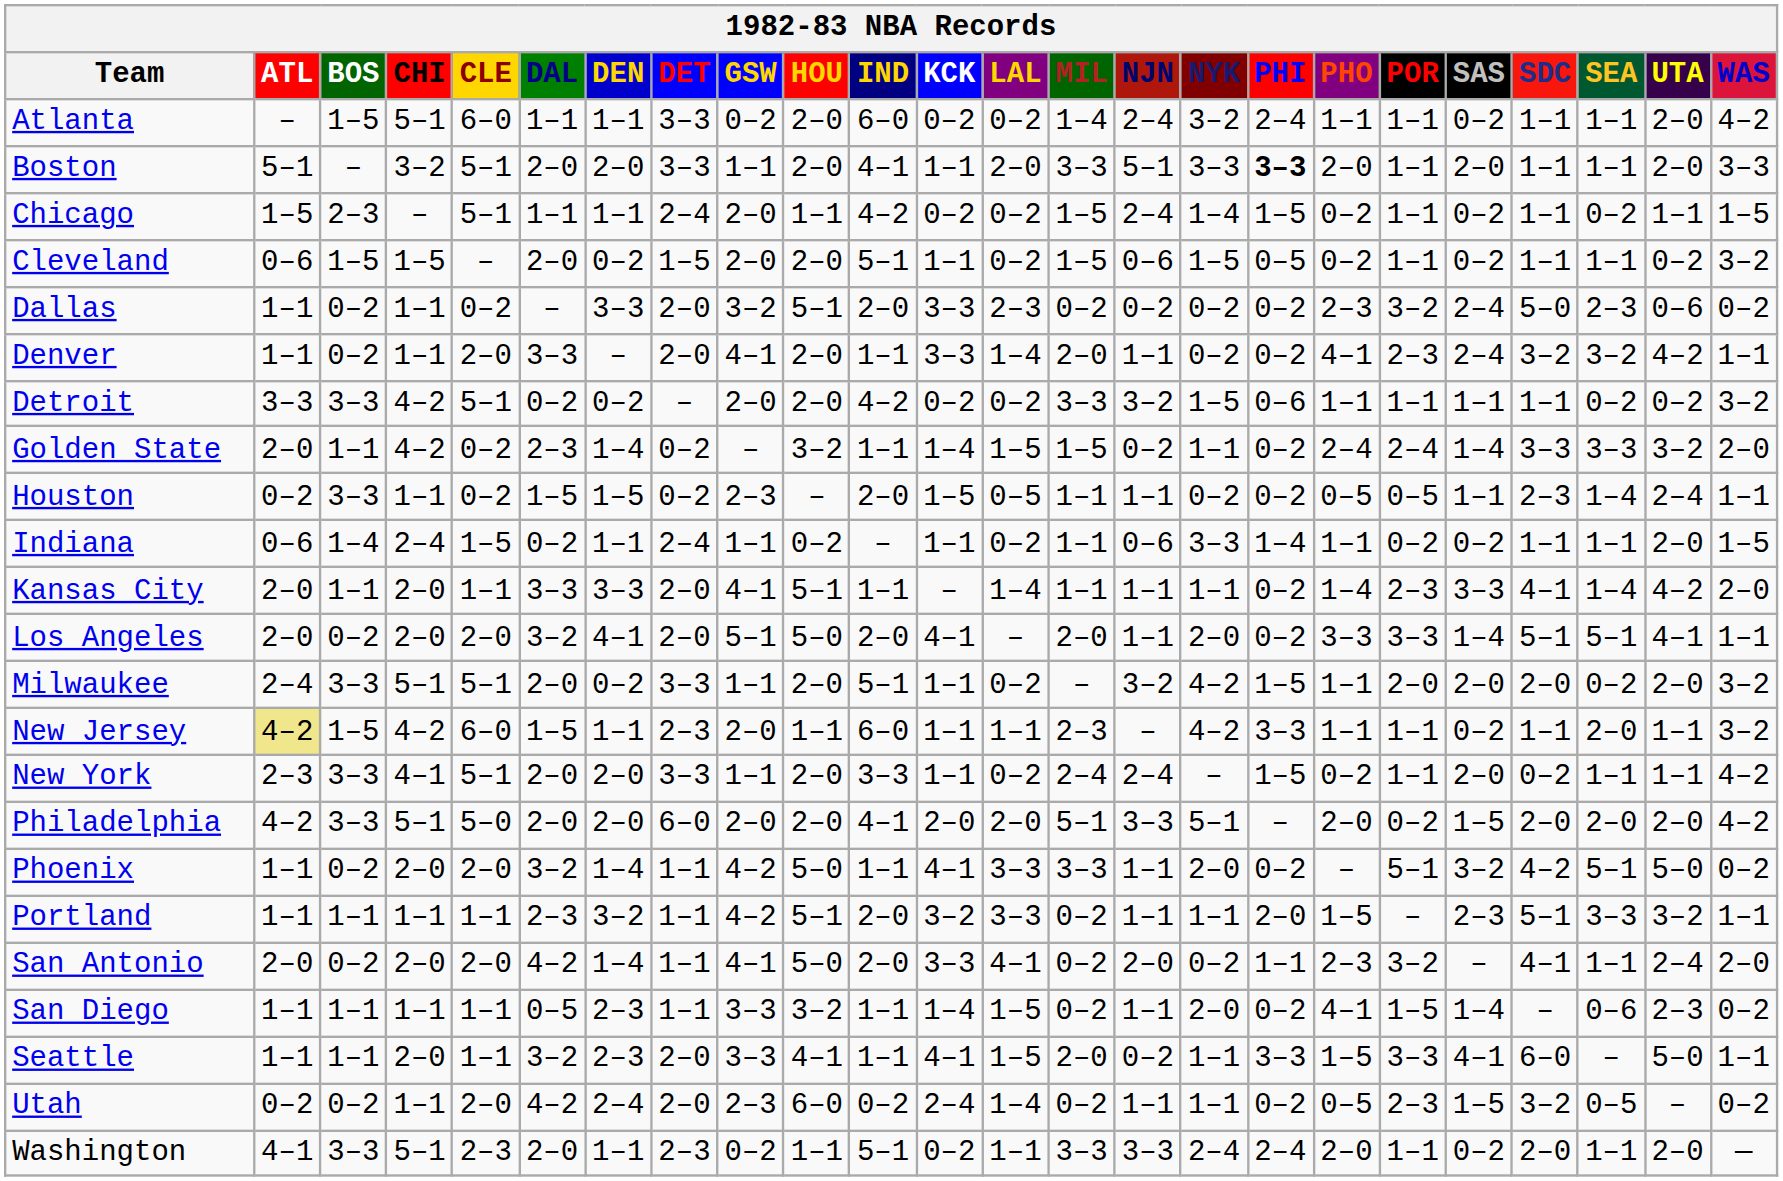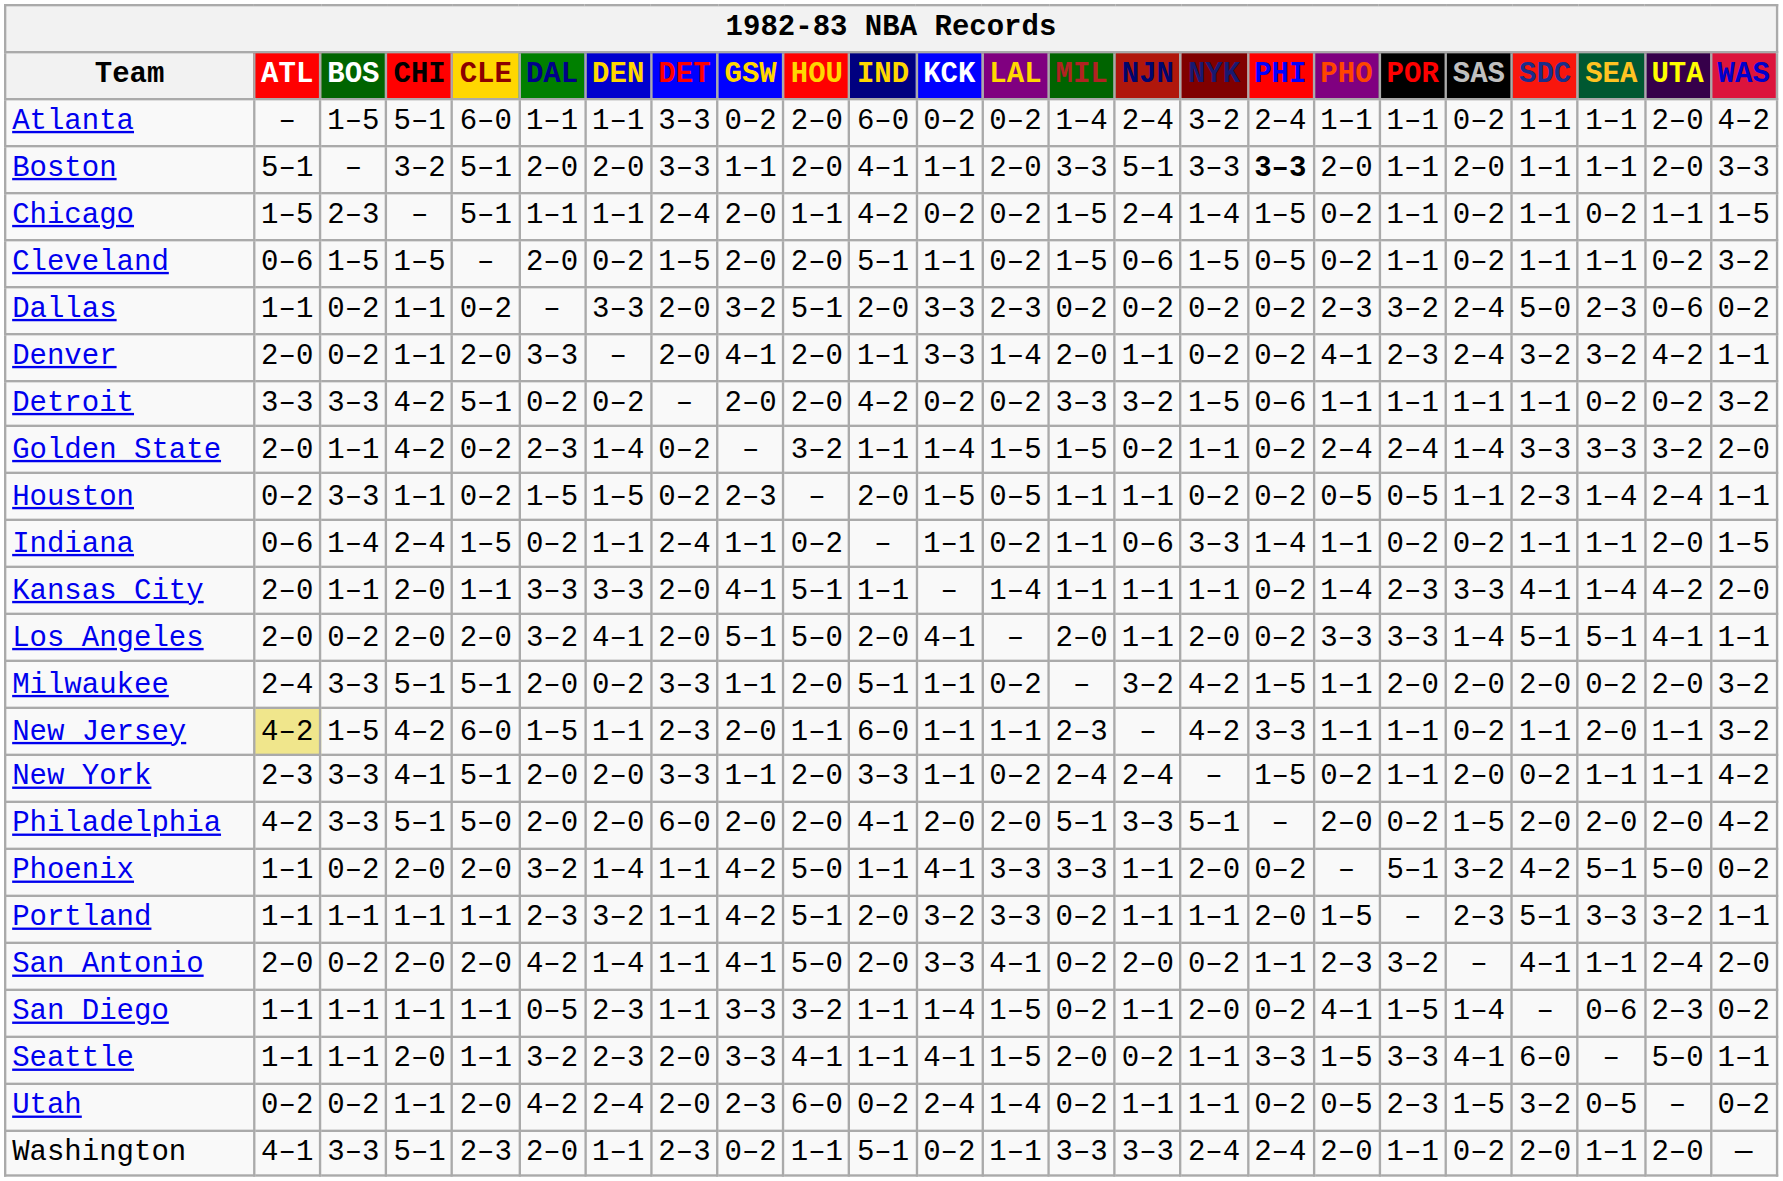(287, 357) 1–1 -> (287, 357) 2–0
